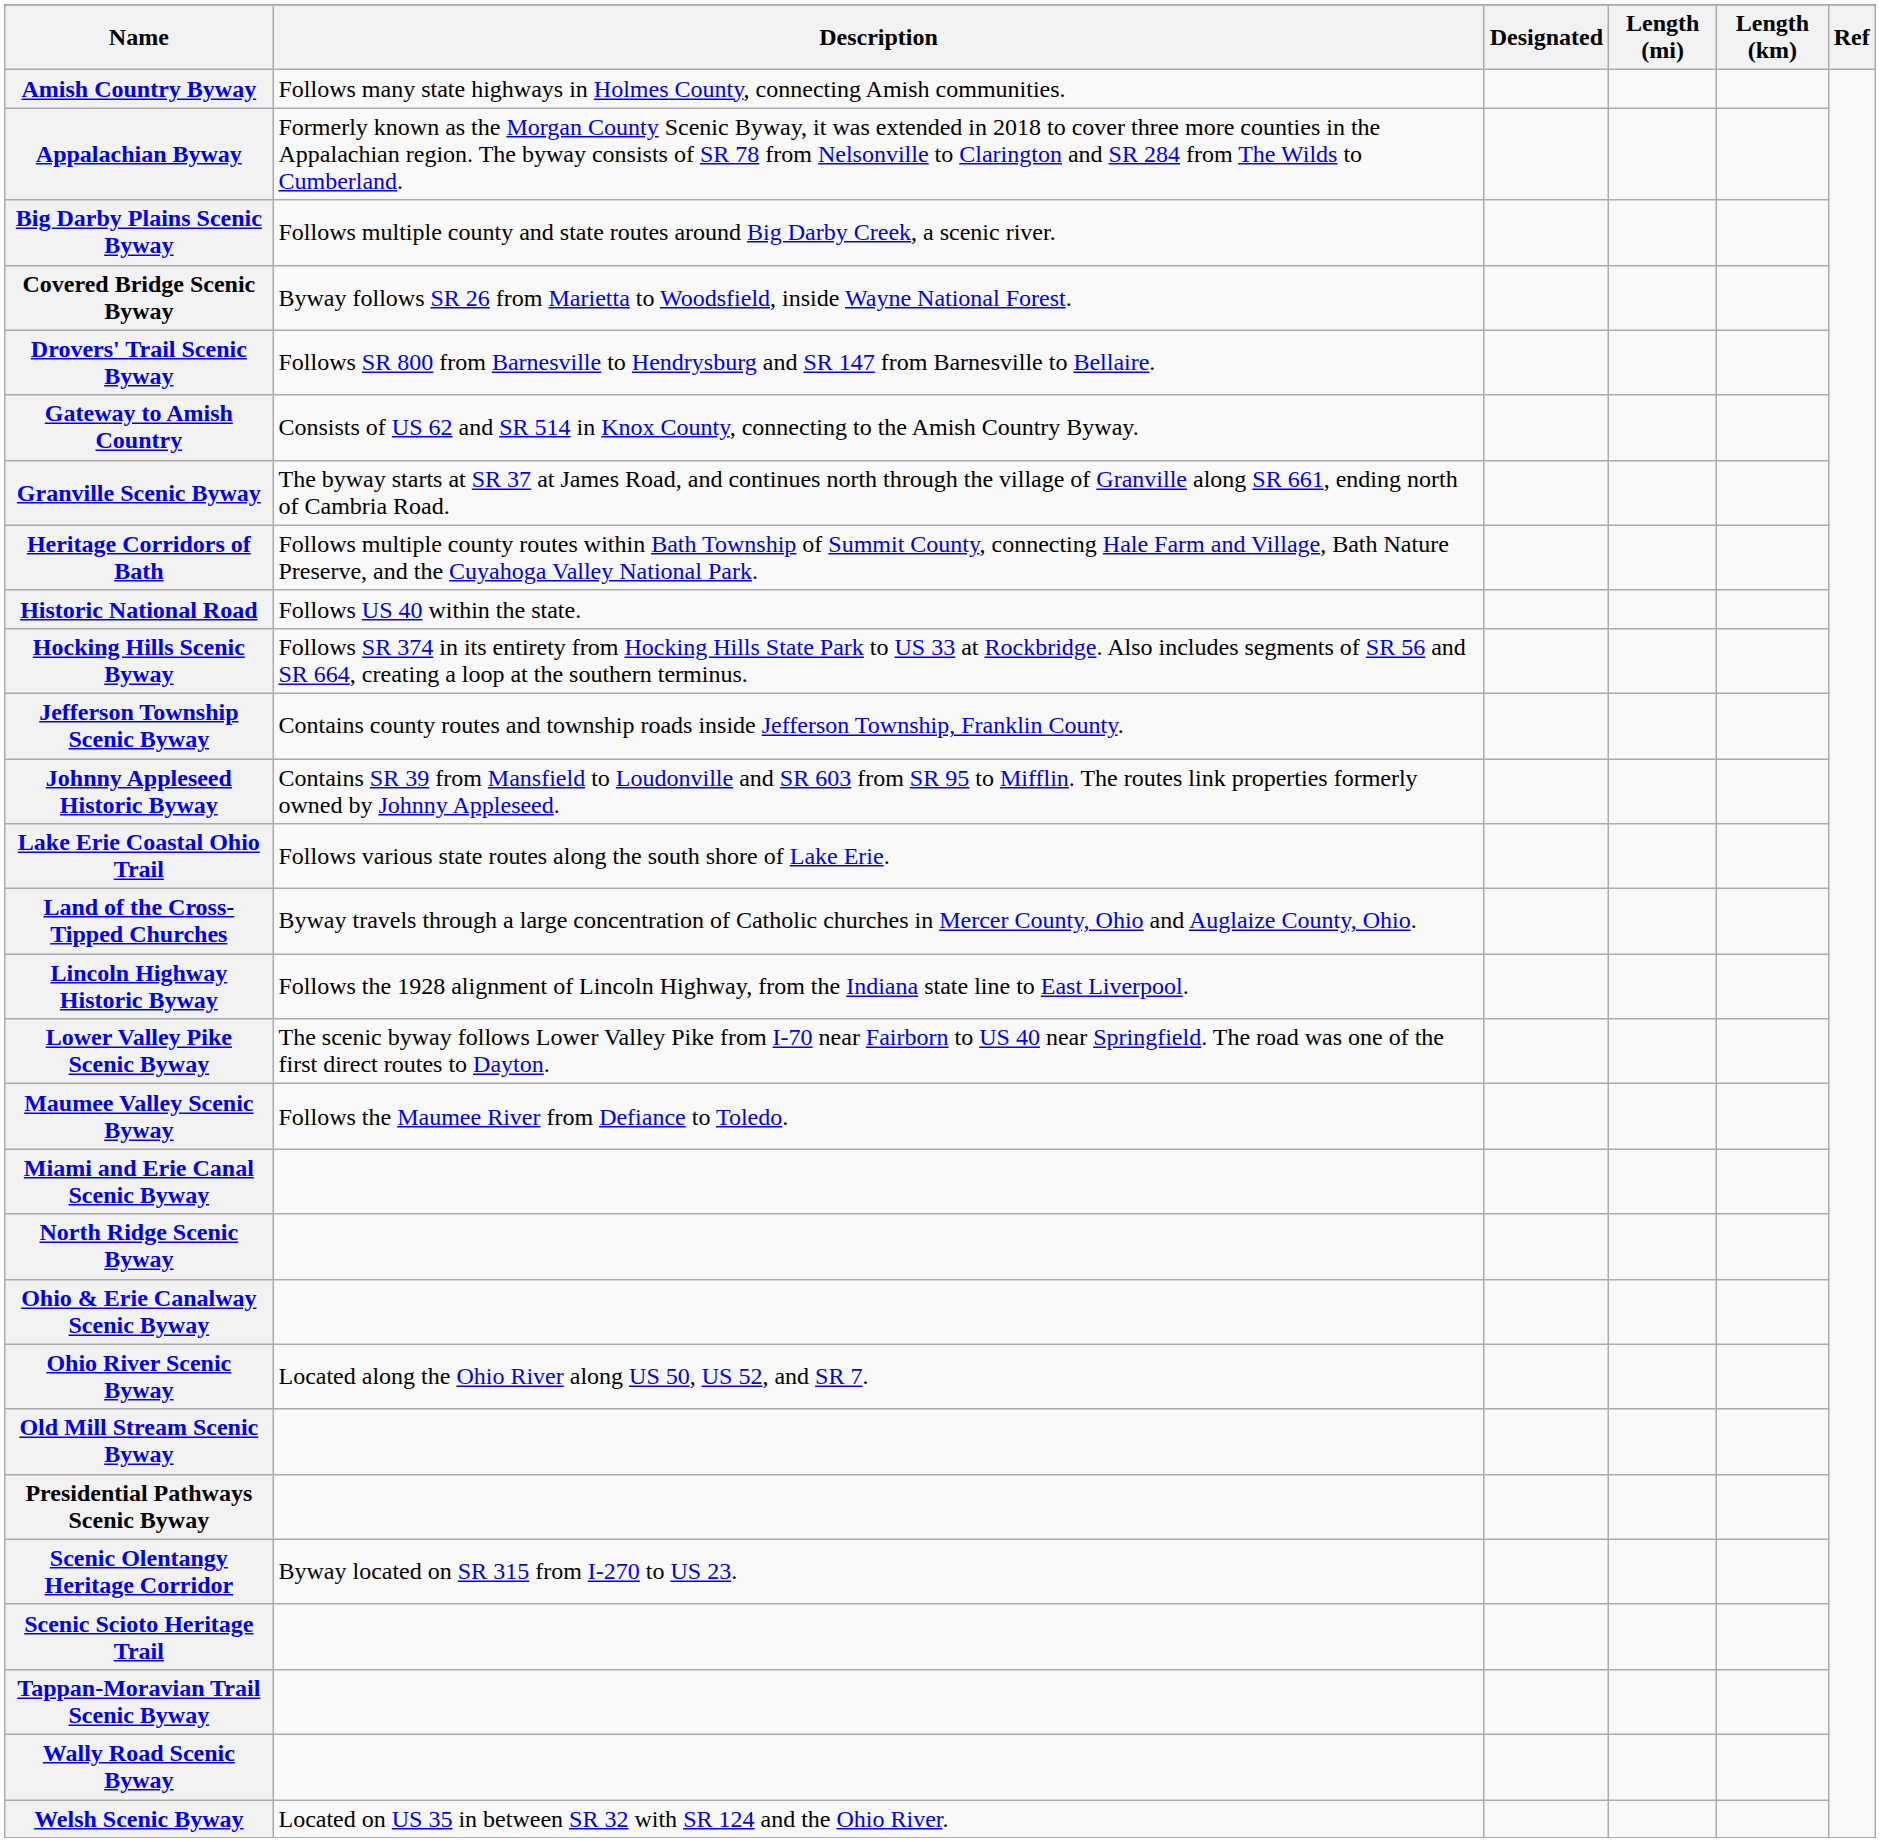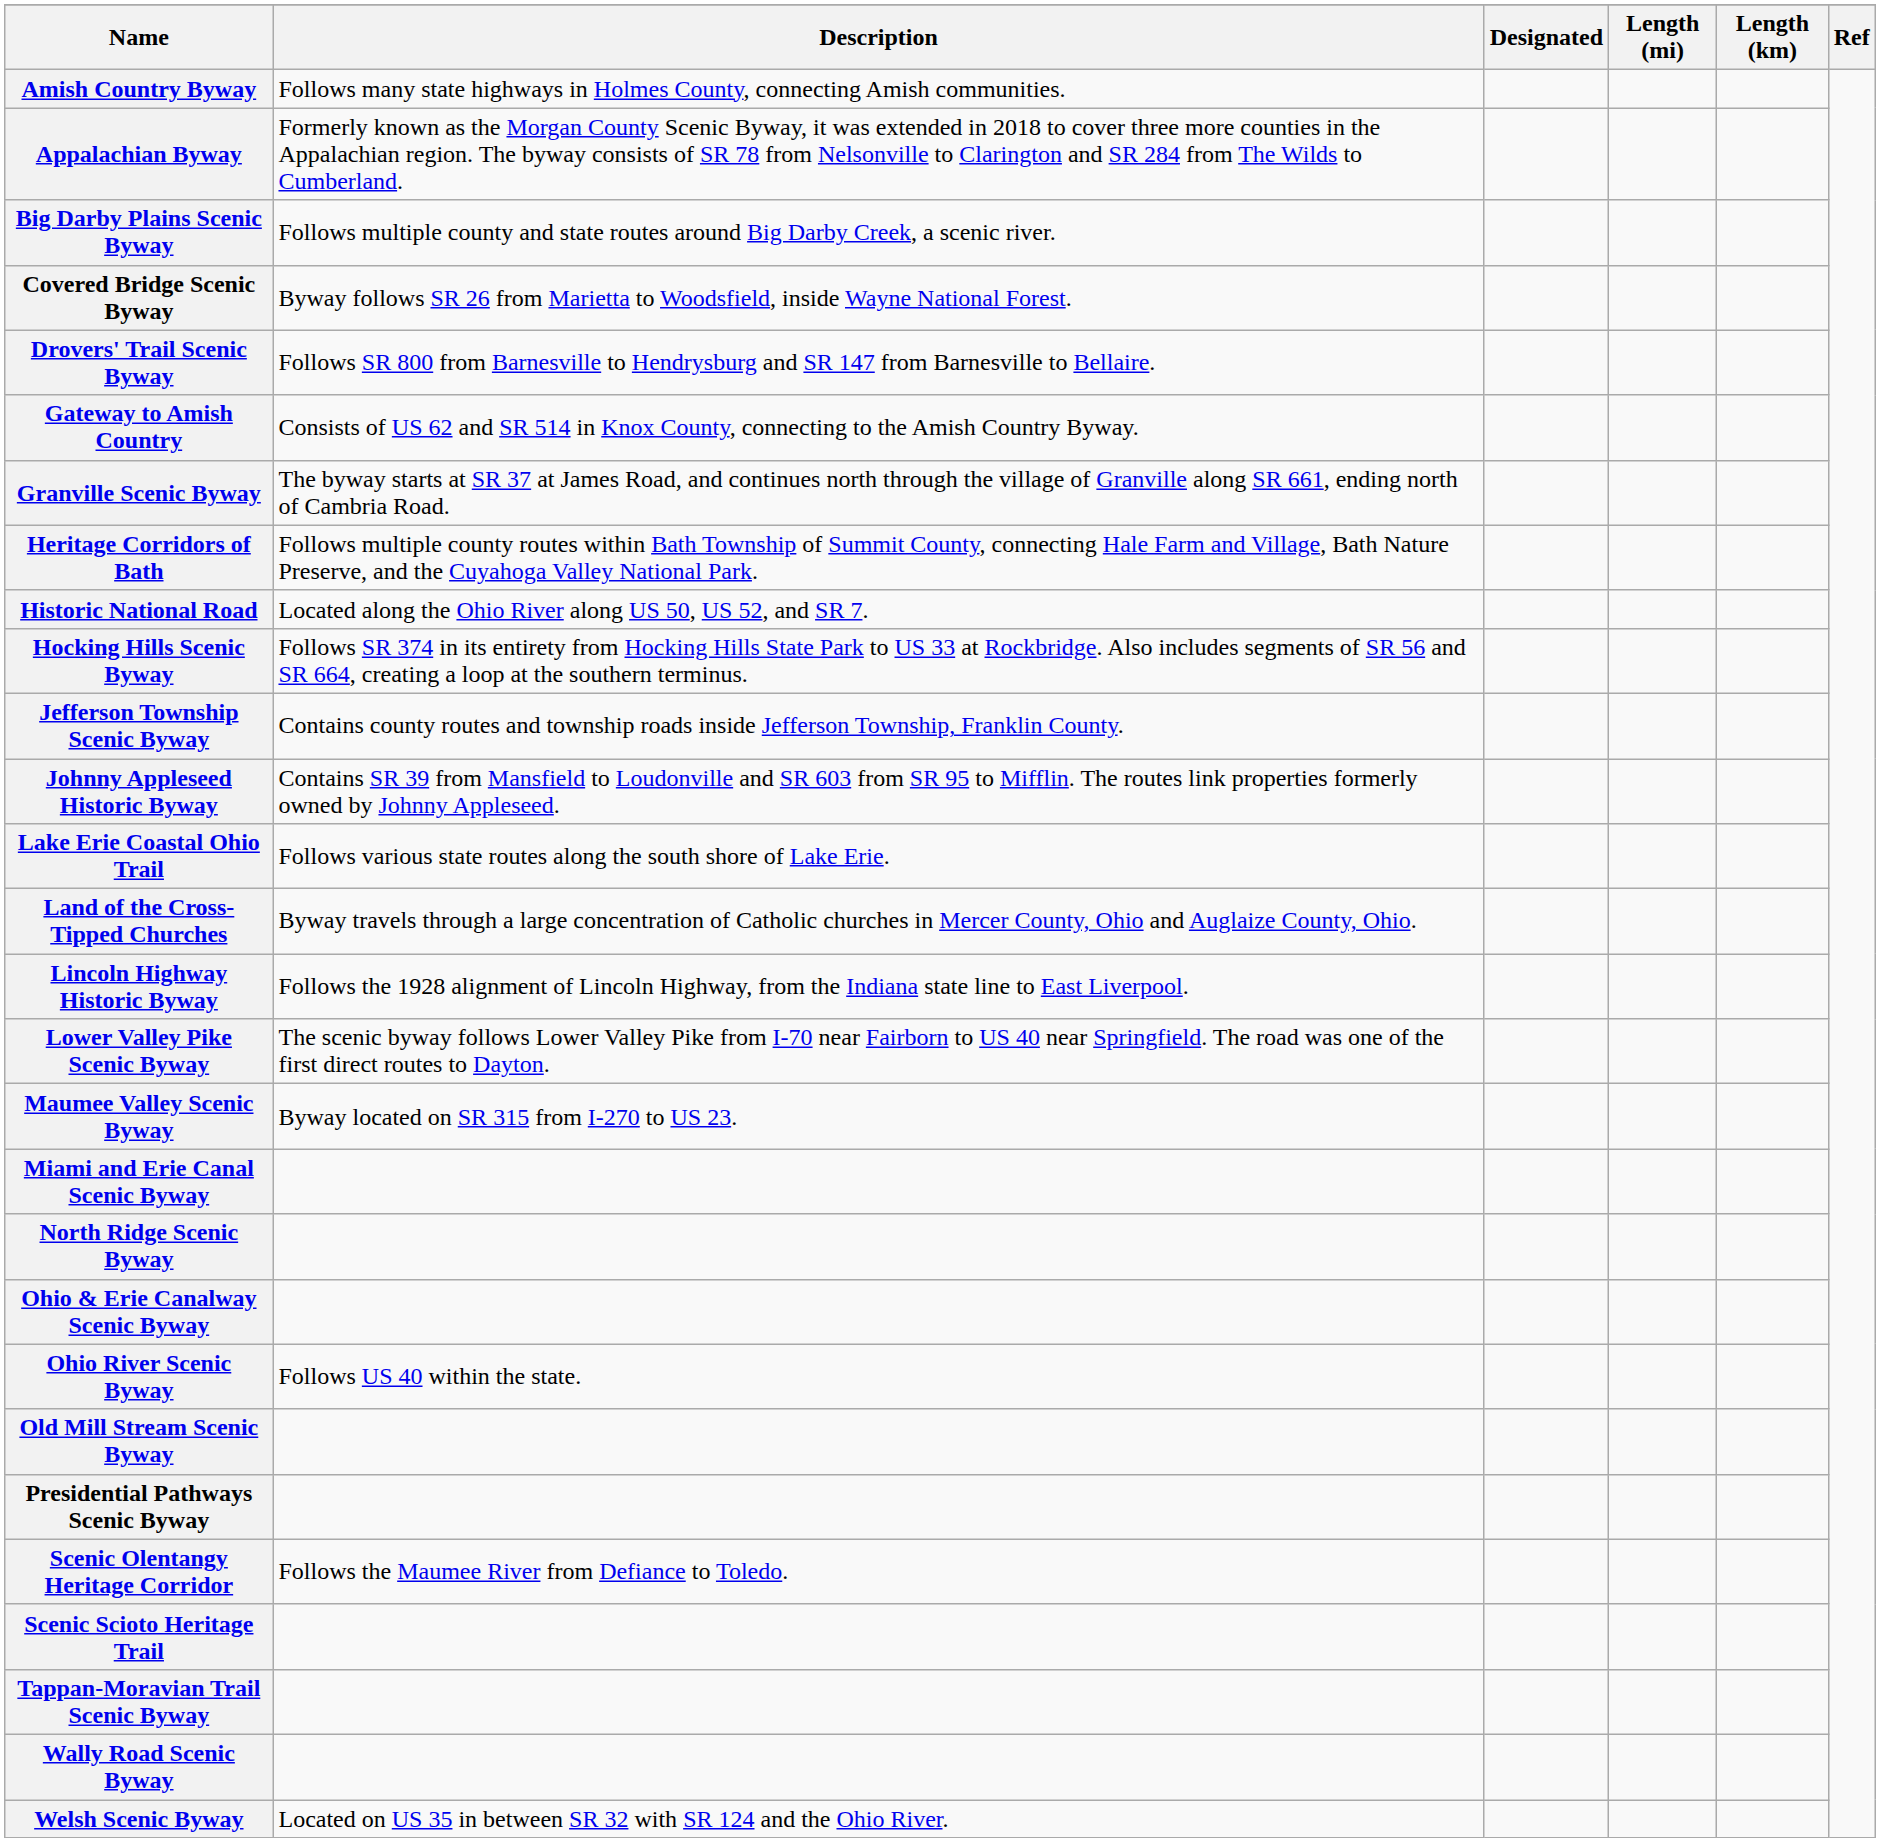(430, 609) Follows US 40 within the state. -> (573, 609) Located along the Ohio River along US 50, US 52, and SR 7.
(533, 1116) Follows the Maumee River from Defiance to Toledo. -> (508, 1116) Byway located on SR 315 from I-270 to US 23.
(573, 1376) Located along the Ohio River along US 50, US 52, and SR 7. -> (430, 1376) Follows US 40 within the state.
(508, 1571) Byway located on SR 315 from I-270 to US 23. -> (533, 1571) Follows the Maumee River from Defiance to Toledo.
